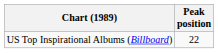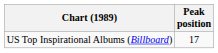(194, 39) 22 -> (194, 39) 17
